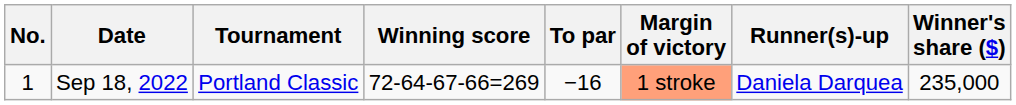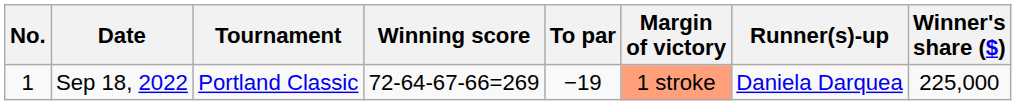(583, 82) −16 -> (583, 82) −19
(959, 82) 235,000 -> (959, 82) 225,000
